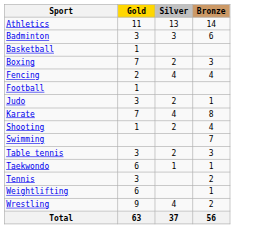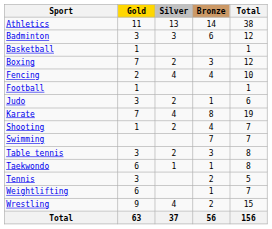+ column: (249, 11)
